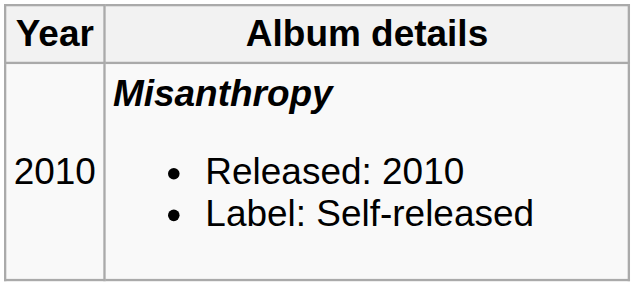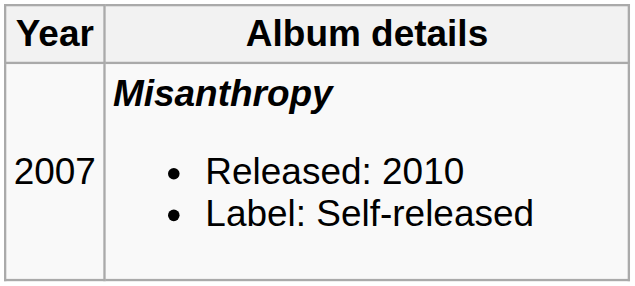(55, 170) 2010 -> (55, 170) 2007
